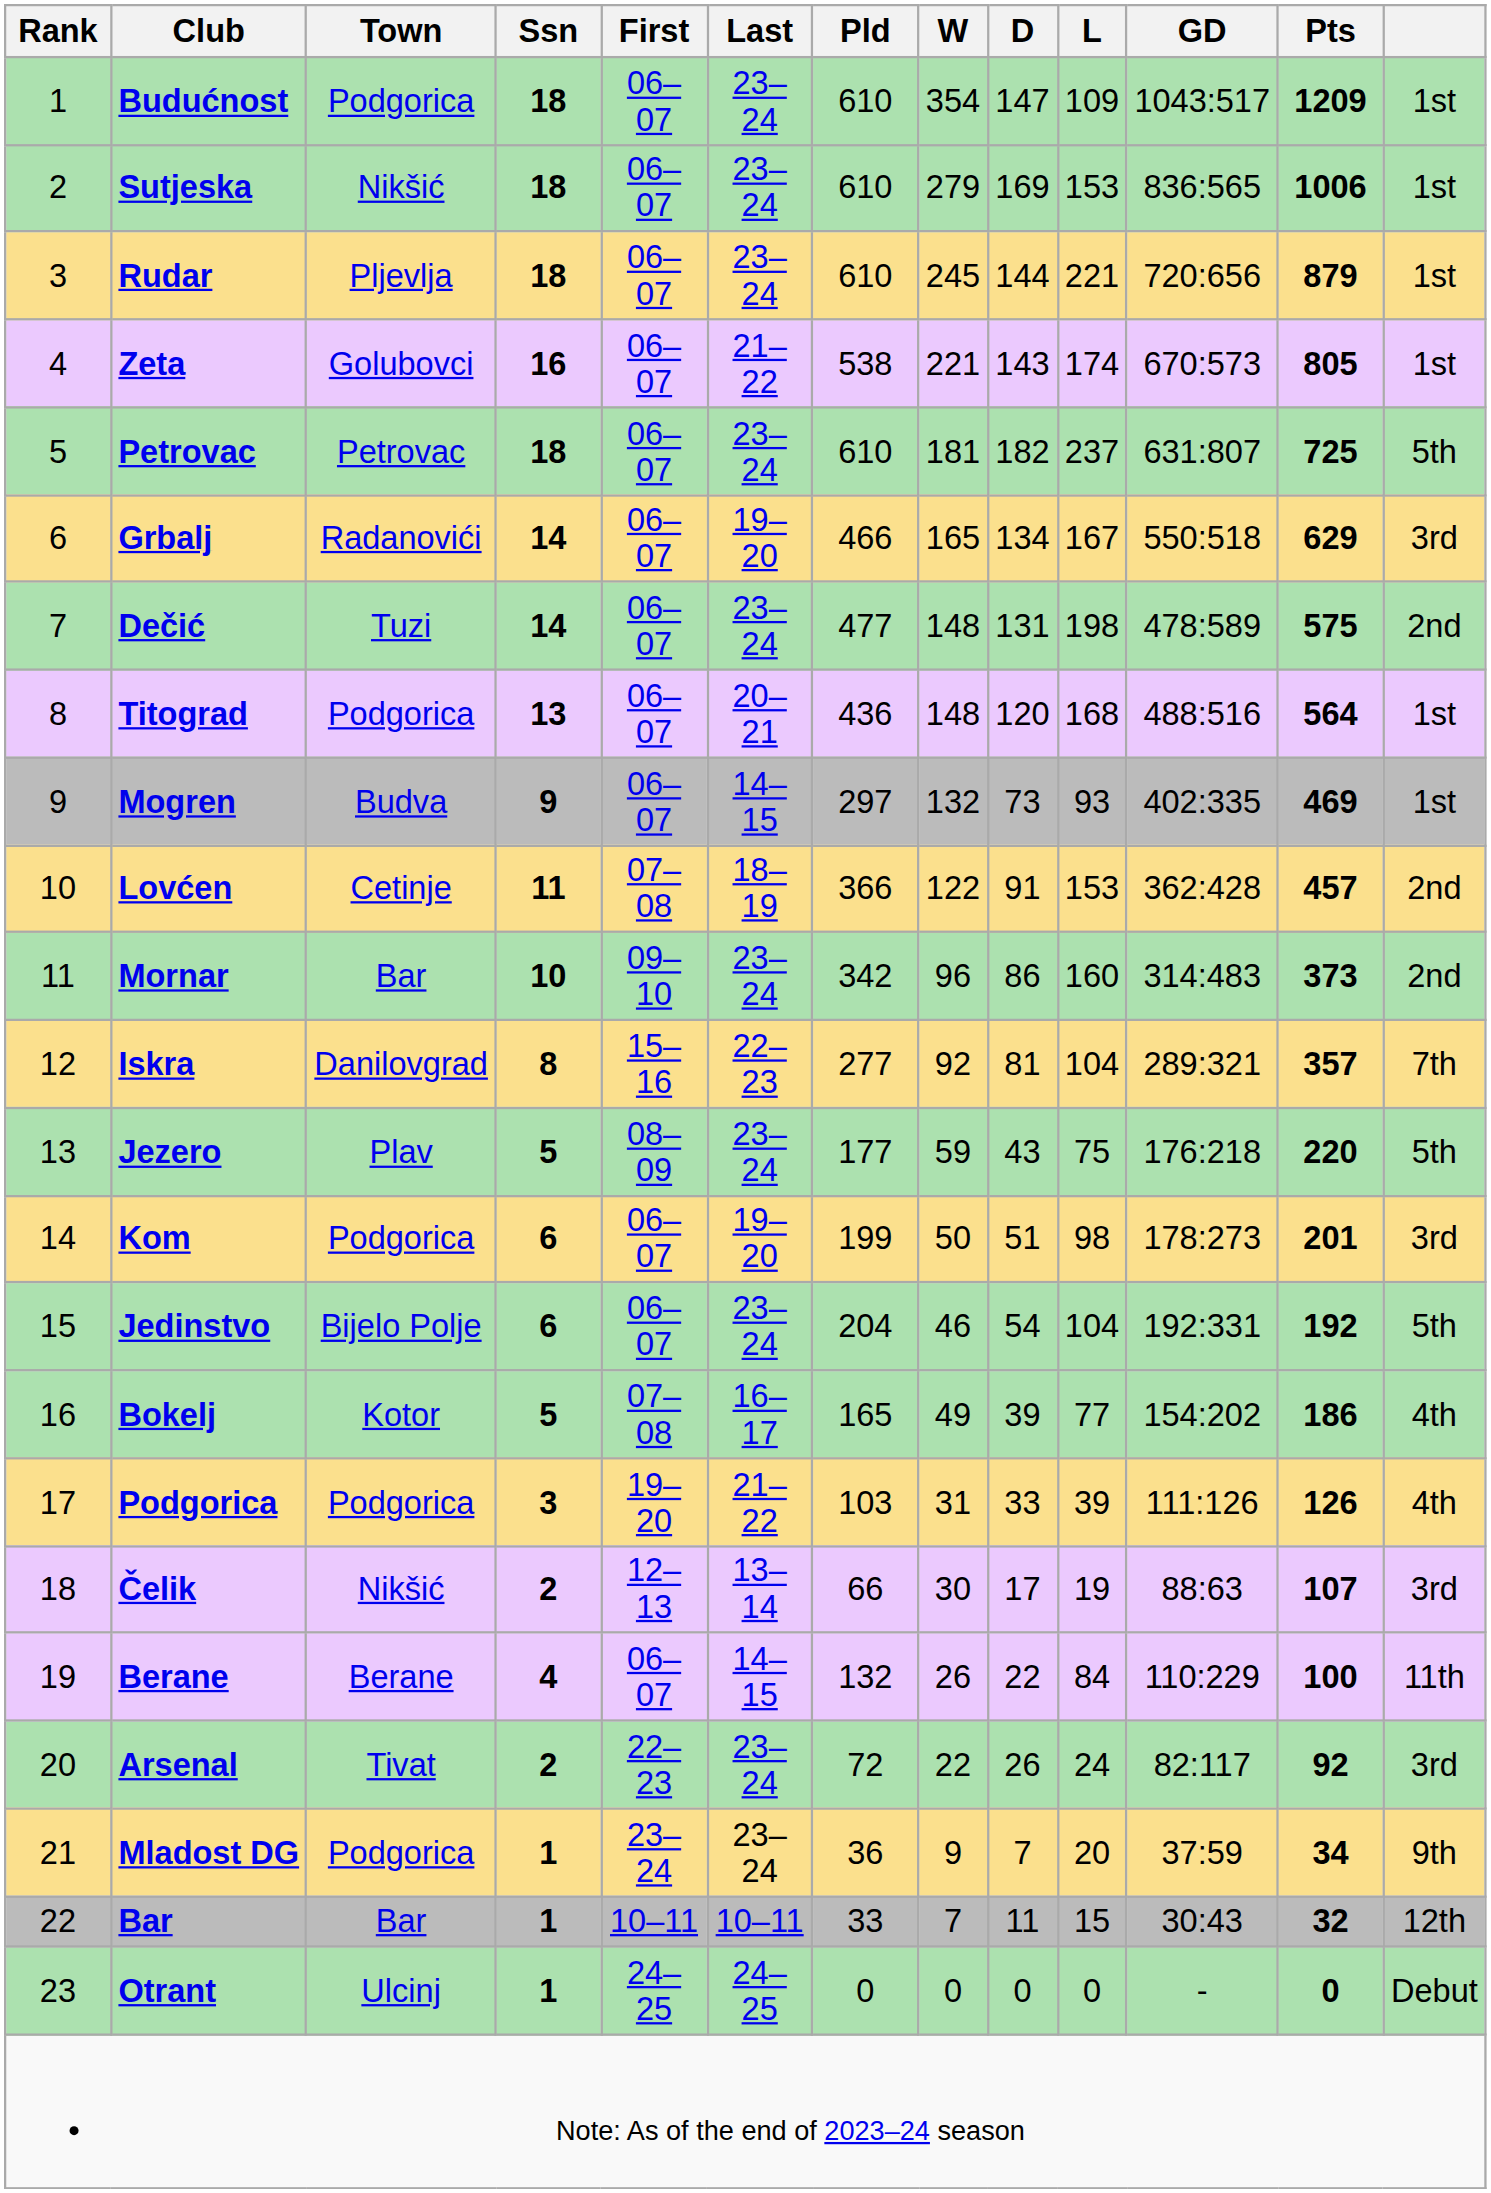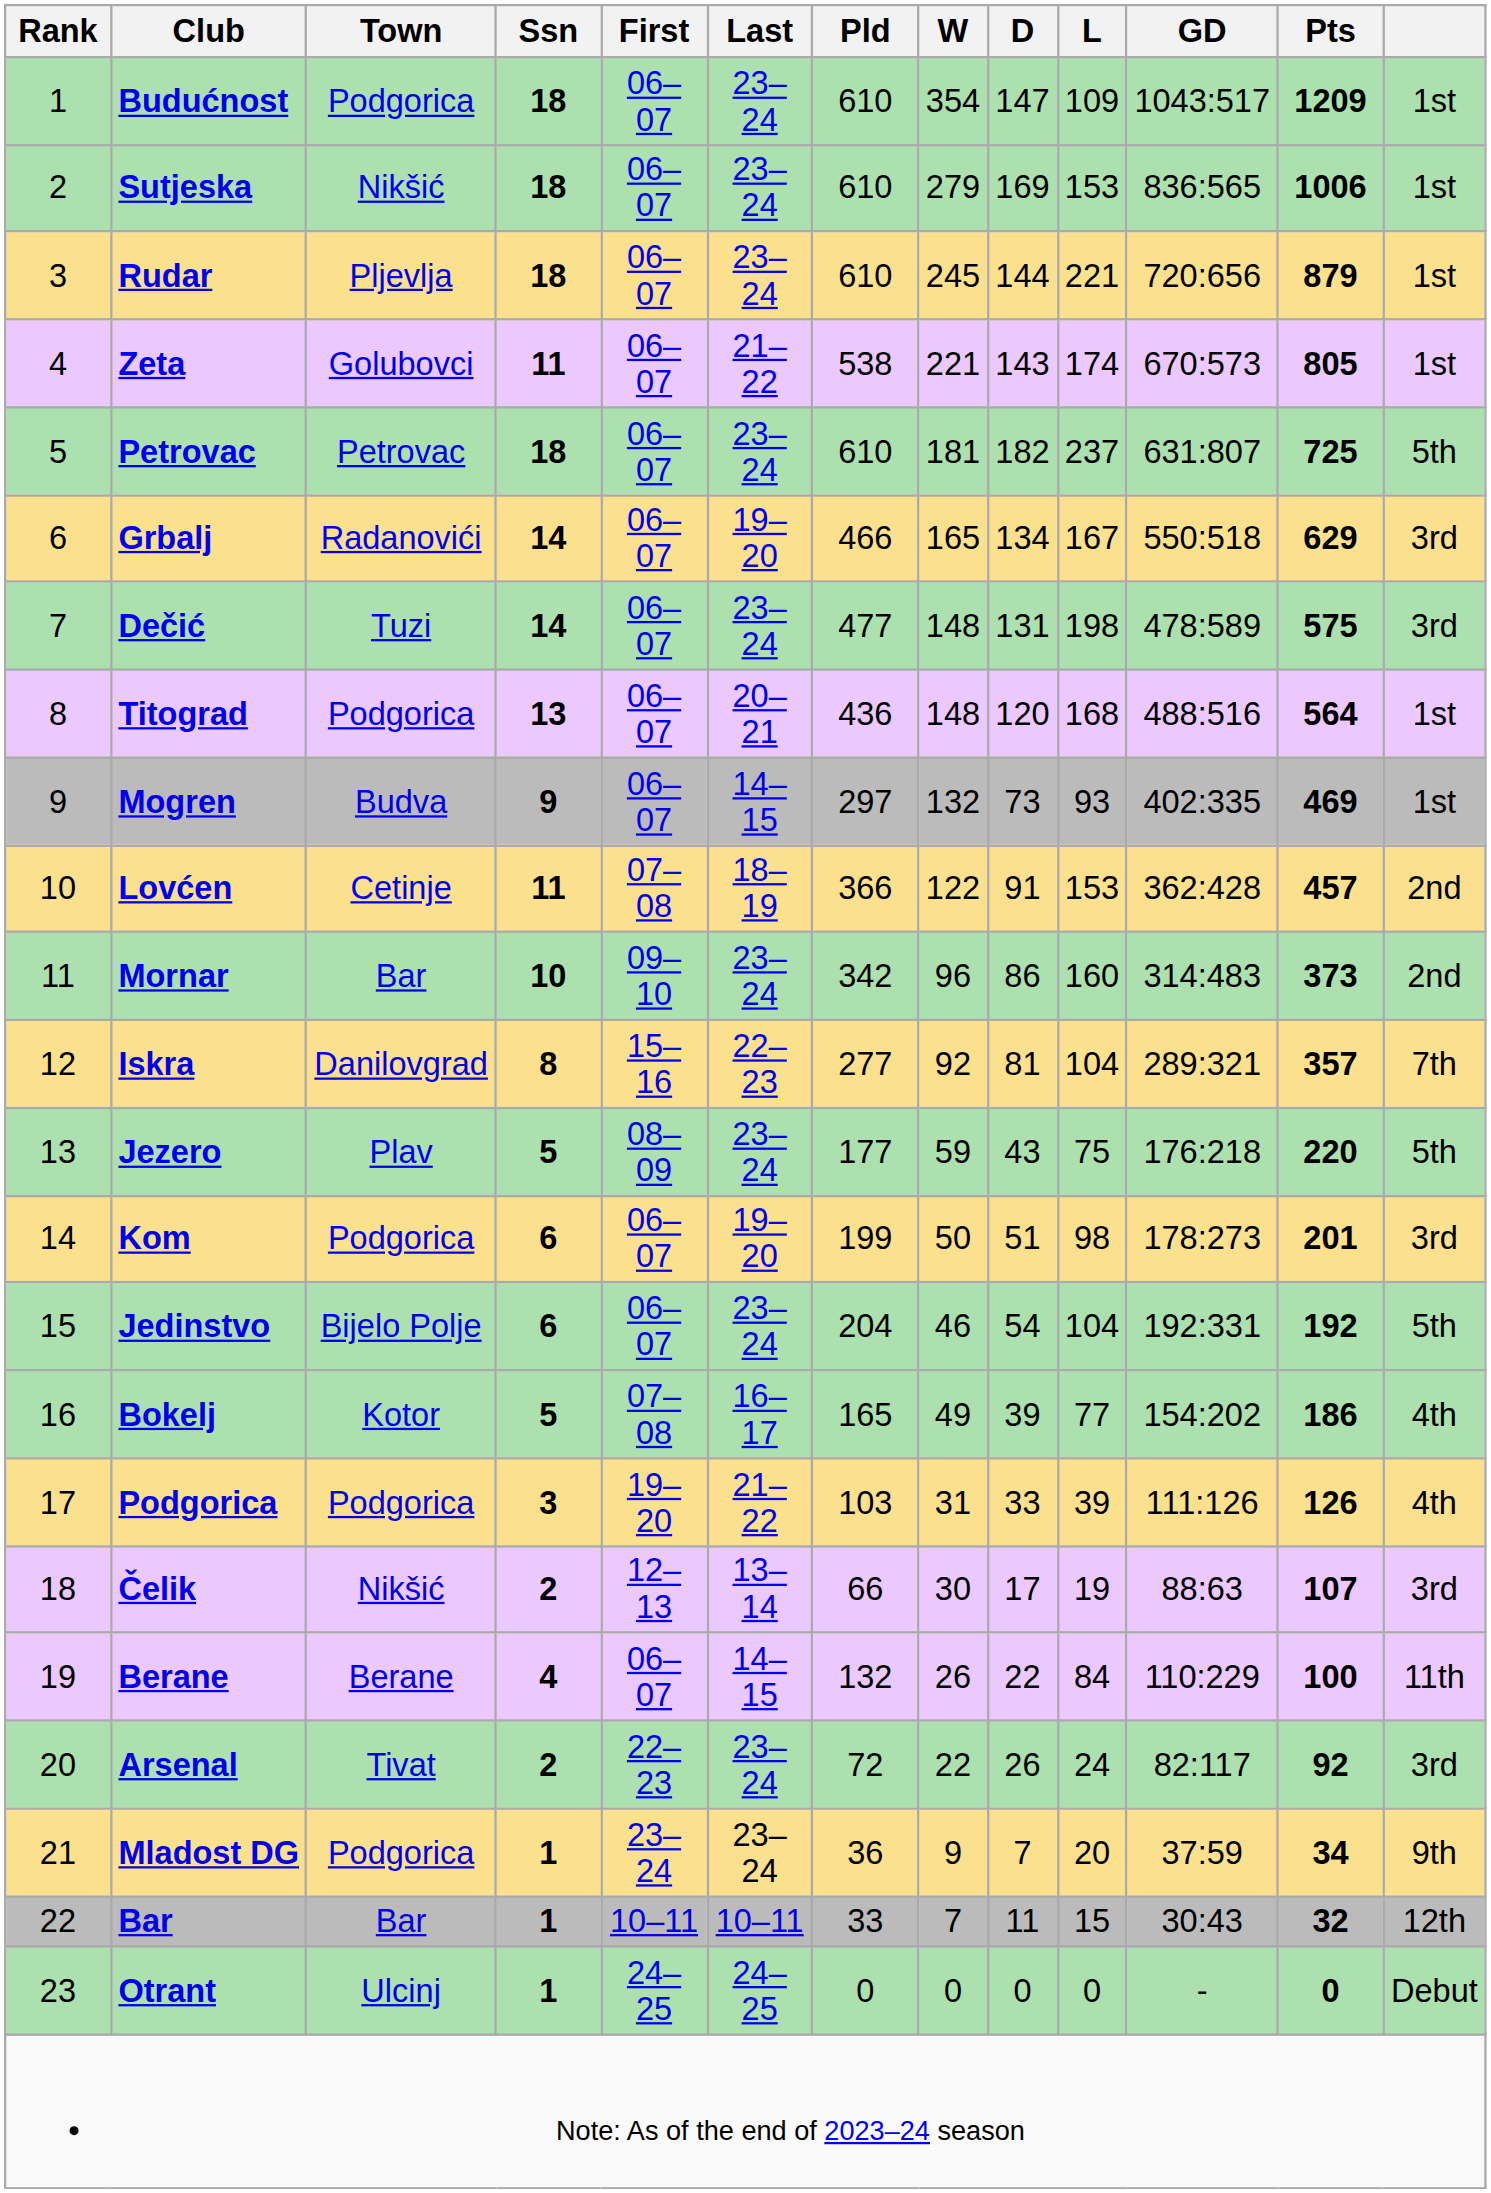(548, 363) 16 -> (548, 363) 11
(1434, 626) 2nd -> (1434, 626) 3rd
